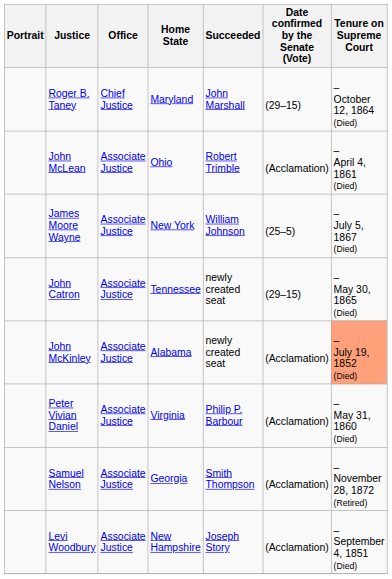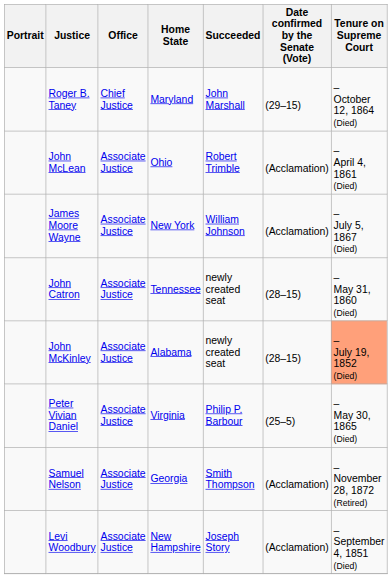(280, 231) (25–5) -> (297, 231) (Acclamation)
(283, 295) (29–15) -> (283, 295) (28–15)
(352, 295) – May 30, 1865 (Died) -> (352, 295) – May 31, 1860 (Died)
(297, 358) (Acclamation) -> (283, 358) (28–15)
(297, 421) (Acclamation) -> (280, 421) (25–5)
(352, 421) – May 31, 1860 (Died) -> (352, 421) – May 30, 1865 (Died)
